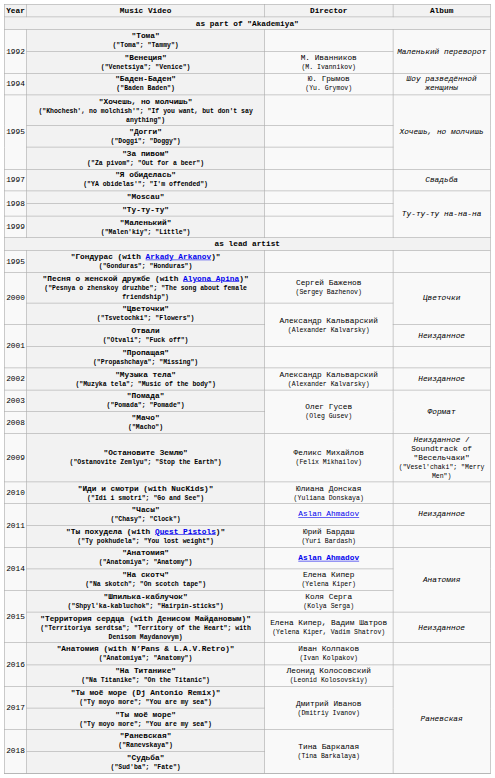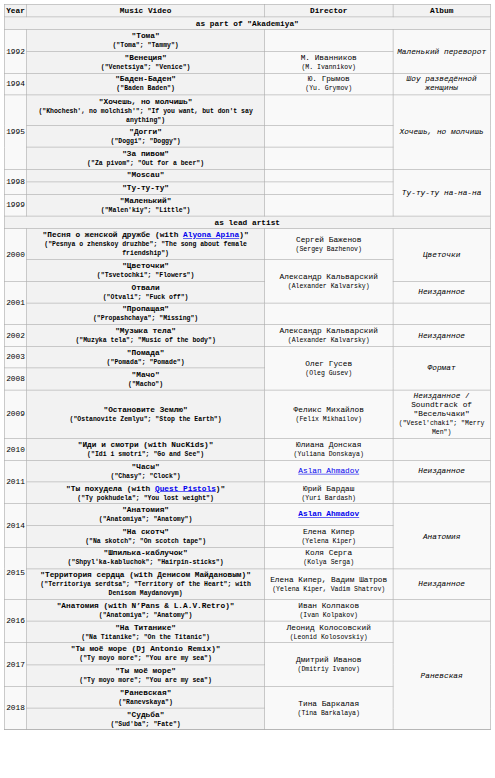- row: (146, 180)
- row: (146, 261)
